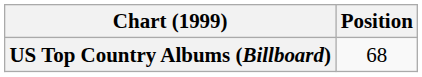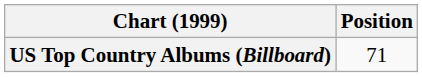(377, 54) 68 -> (377, 54) 71
